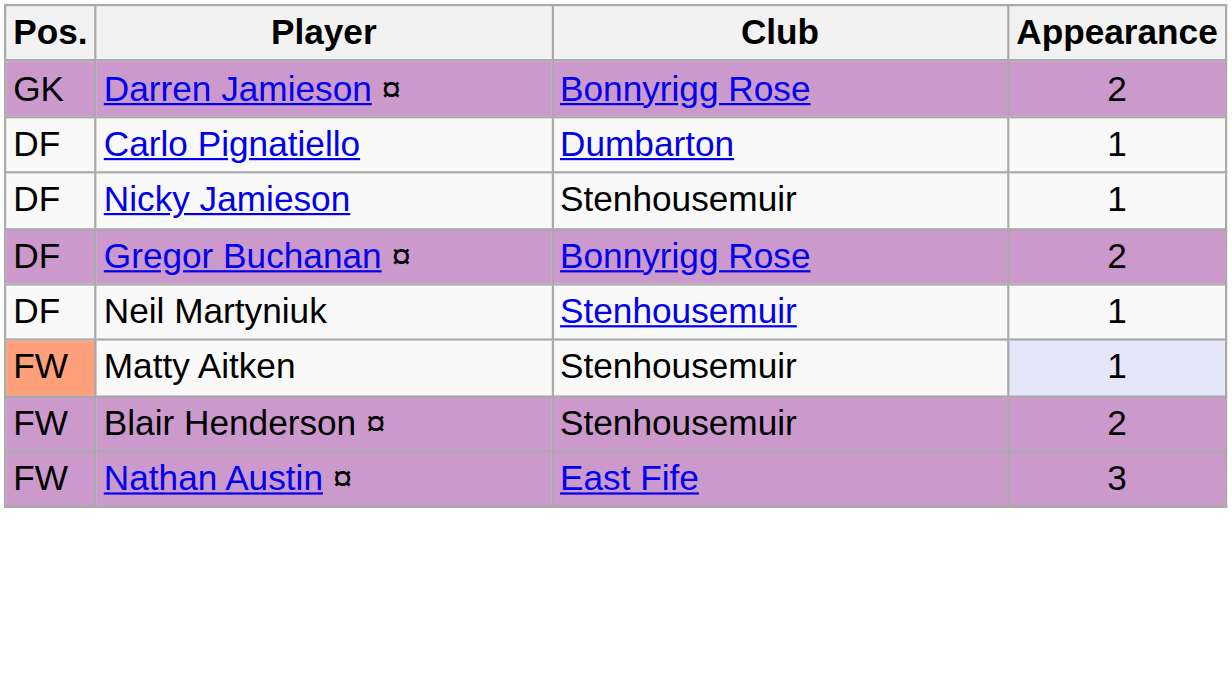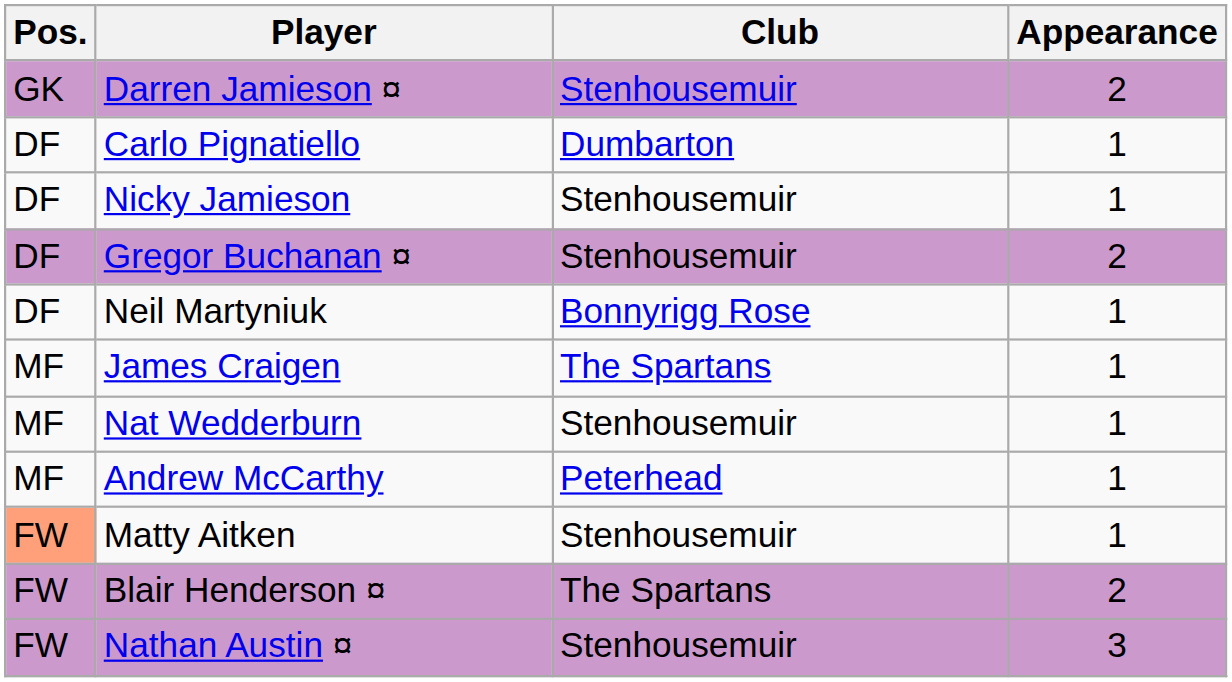(685, 88) Bonnyrigg Rose -> (678, 88) Stenhousemuir
(685, 255) Bonnyrigg Rose -> (678, 255) Stenhousemuir
(678, 311) Stenhousemuir -> (685, 311) Bonnyrigg Rose
+ row: (222, 367)
+ row: (233, 423)
+ row: (244, 479)
(1117, 367) lavender background -> (1117, 534) no background
(678, 423) Stenhousemuir -> (666, 590) The Spartans
(629, 479) East Fife -> (678, 646) Stenhousemuir
